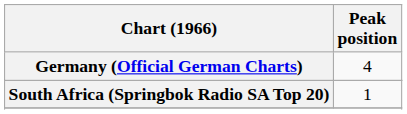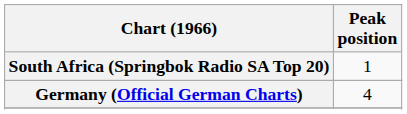rows swapped: (169, 66) <-> (169, 94)
